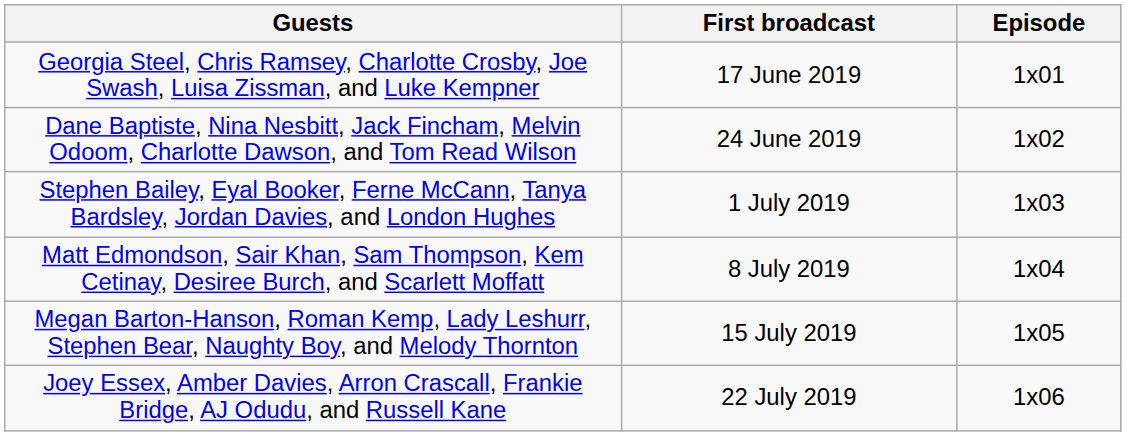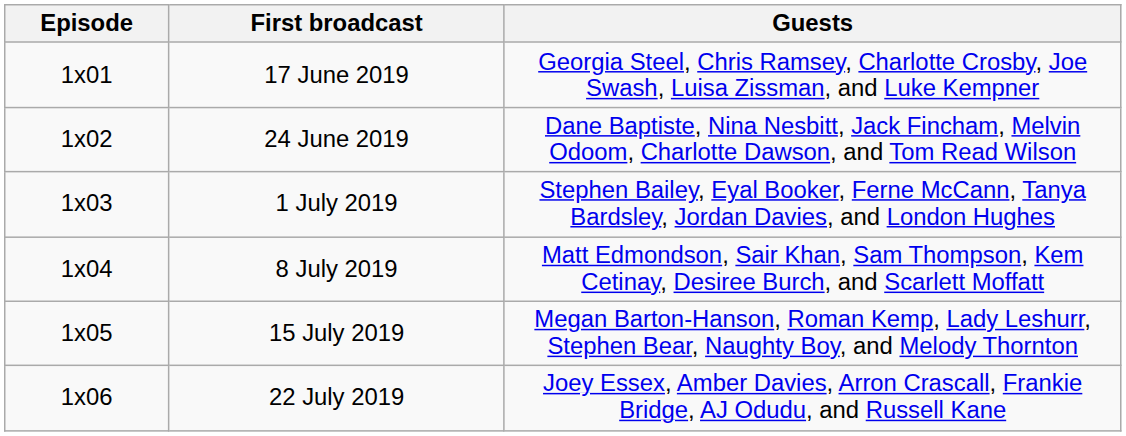columns swapped: (1039, 23) <-> (313, 23)
